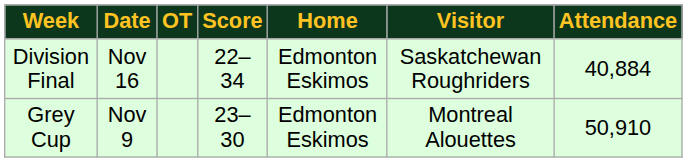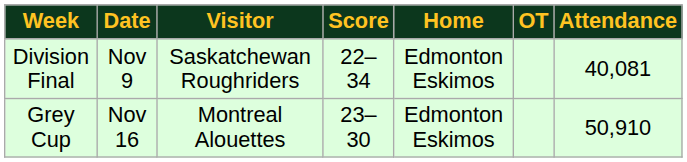columns swapped: (471, 21) <-> (177, 21)
(127, 68) Nov 16 -> (127, 68) Nov 9
(618, 68) 40,884 -> (618, 68) 40,081
(127, 127) Nov 9 -> (127, 127) Nov 16
